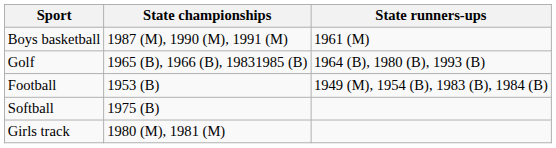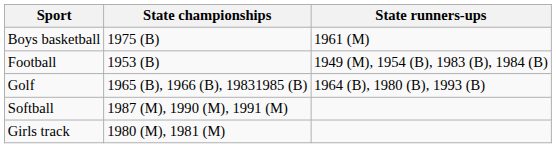(198, 39) 1987 (M), 1990 (M), 1991 (M) -> (133, 39) 1975 (B)
rows swapped: (32, 85) <-> (21, 62)
(133, 108) 1975 (B) -> (198, 108) 1987 (M), 1990 (M), 1991 (M)
